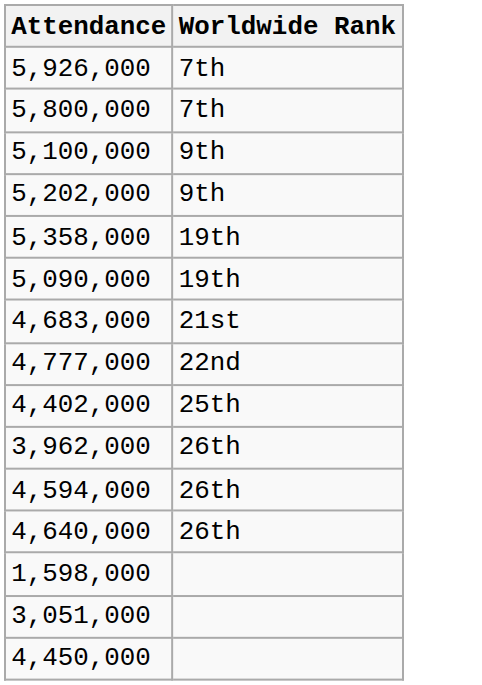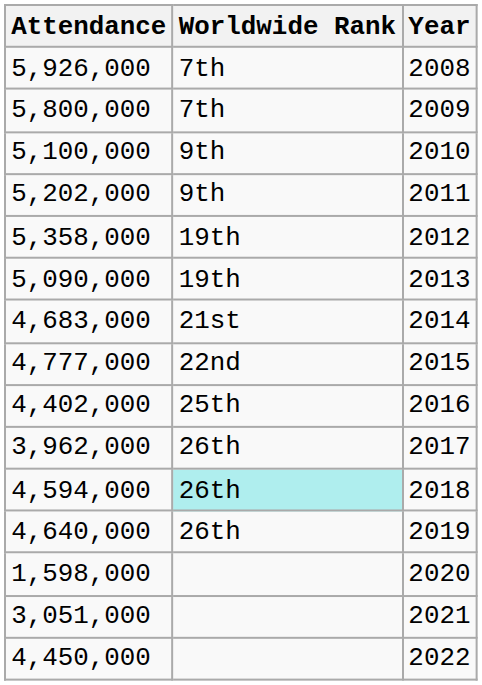+ column: (439, 26)
(210, 490) no background -> (210, 490) paleturquoise background
